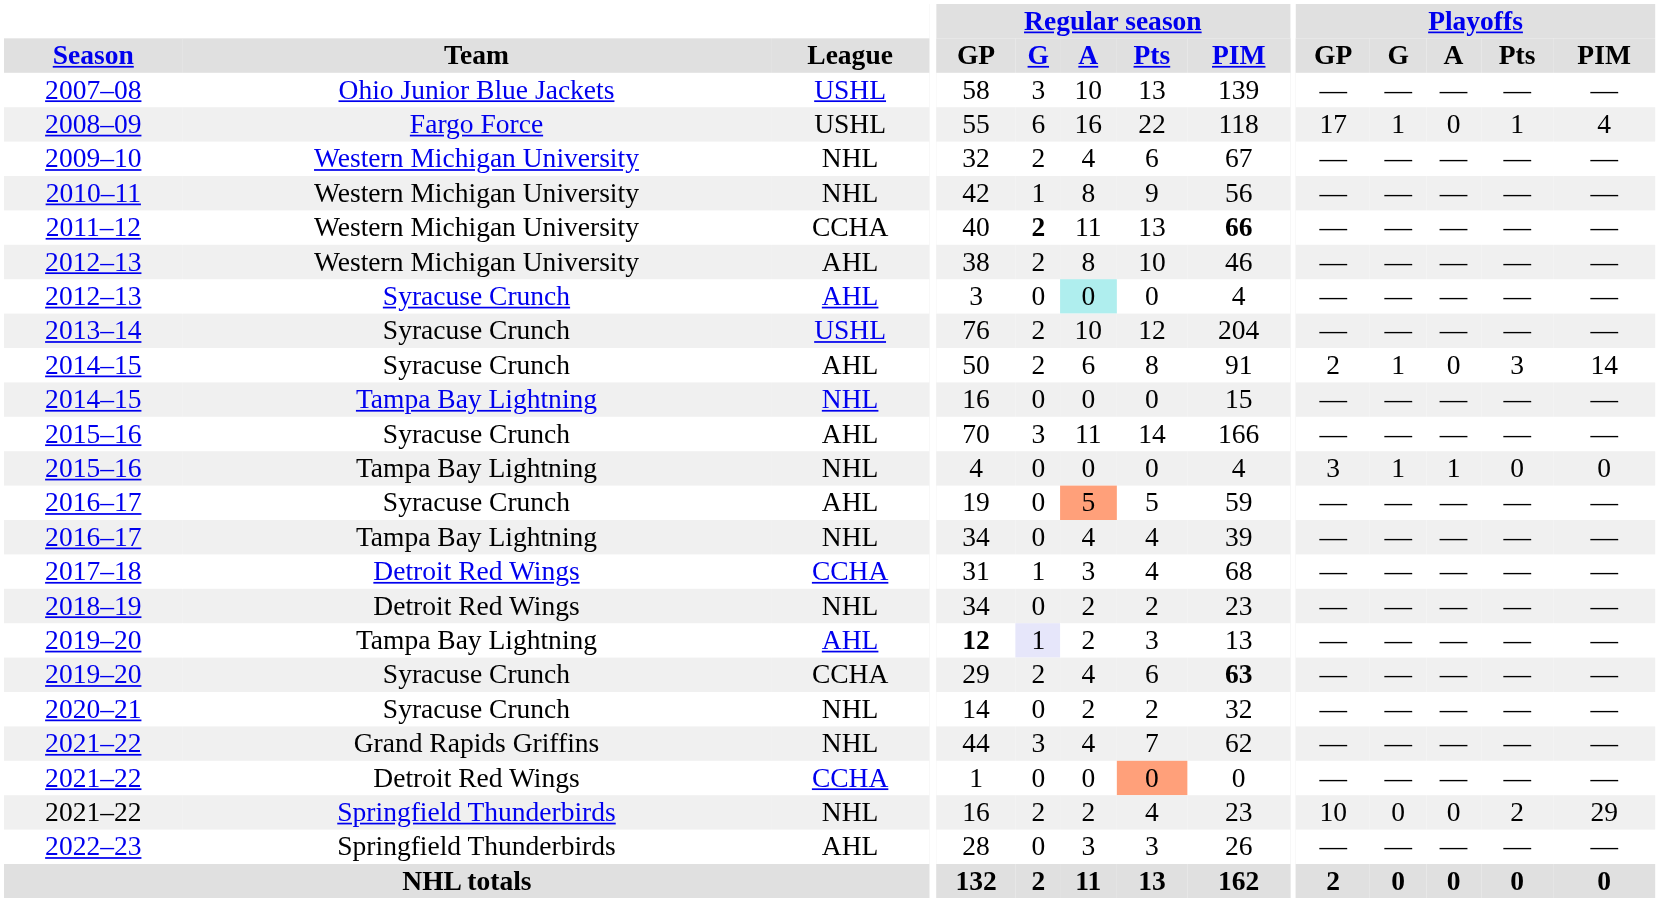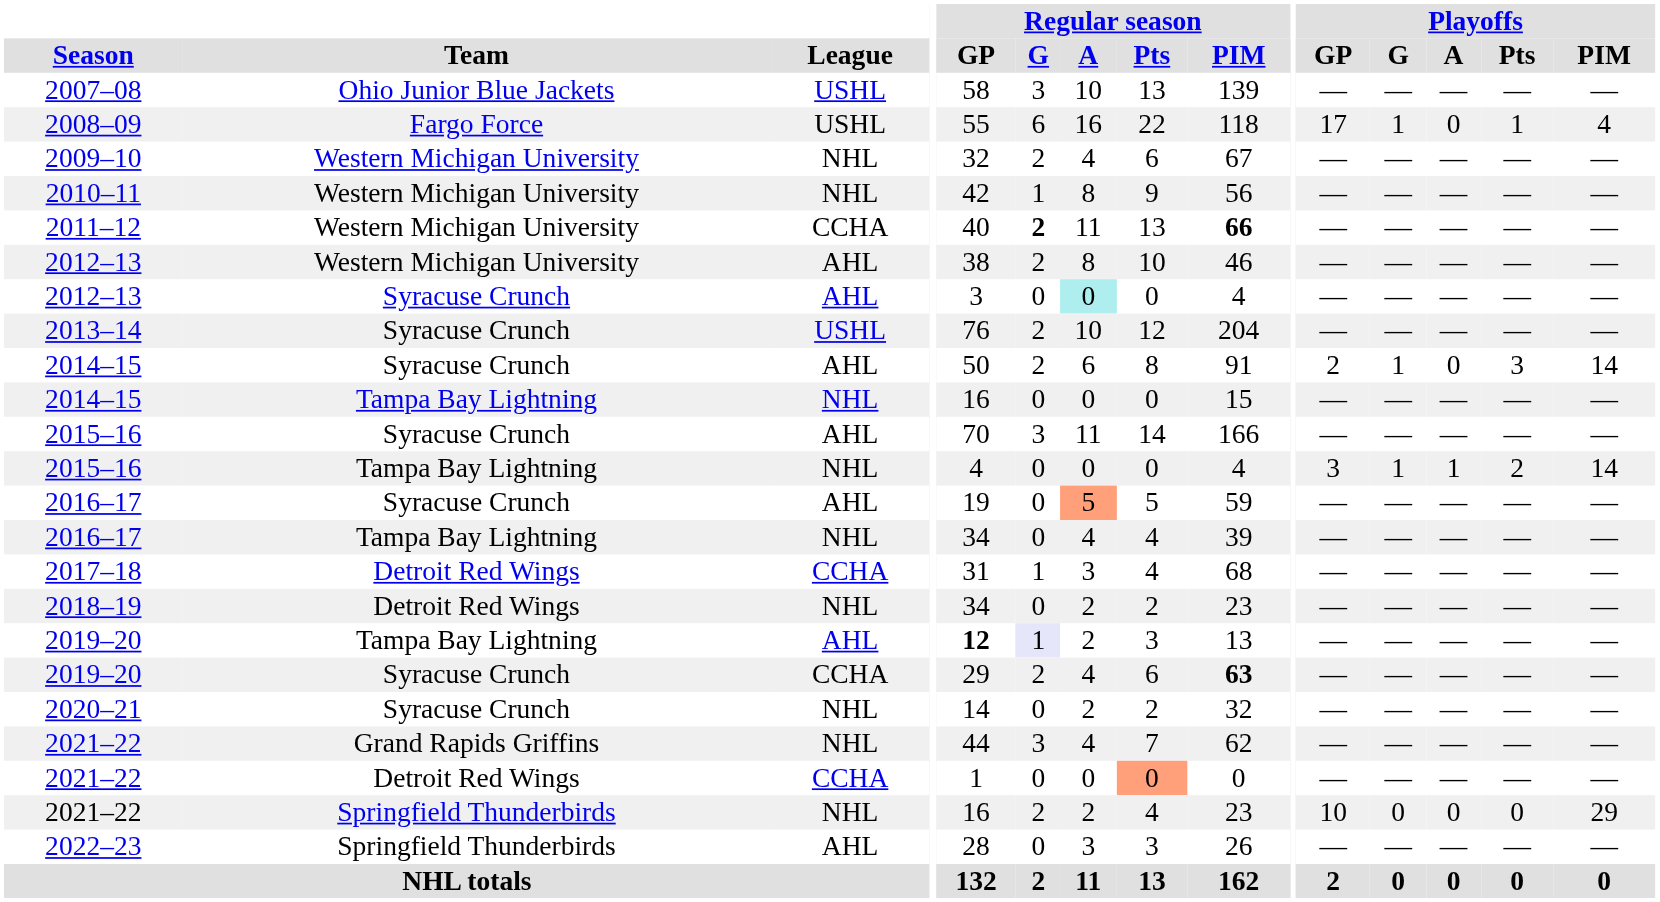(1517, 468) 0 -> (1517, 468) 2
(1604, 468) 0 -> (1604, 468) 14
(1517, 812) 2 -> (1517, 812) 0
